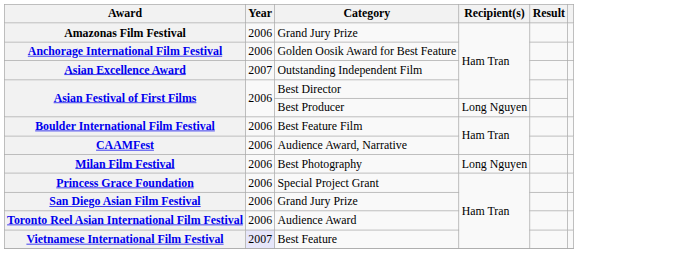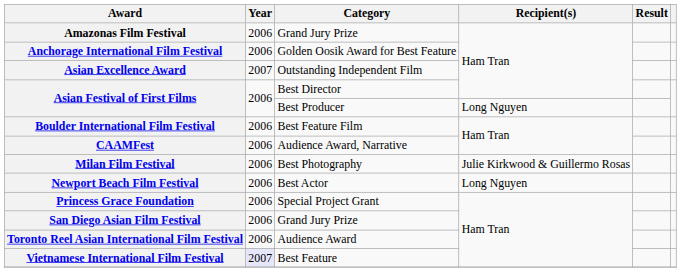(494, 164) Long Nguyen -> (546, 164) Julie Kirkwood & Guillermo Rosas
+ row: (125, 182)
